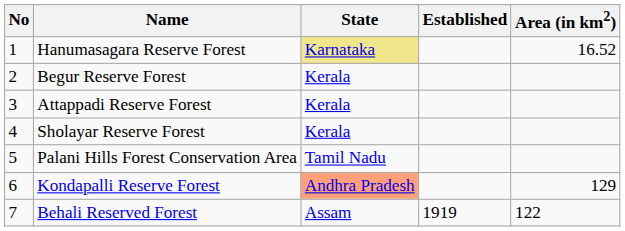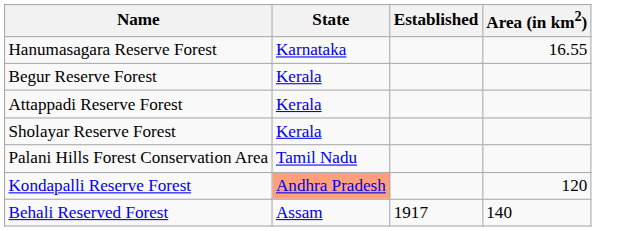- column: (19, 20)
(340, 49) khaki background -> (311, 49) no background
(597, 49) 16.52 -> (568, 49) 16.55
(603, 185) 129 -> (574, 185) 120
(440, 212) 1919 -> (411, 212) 1917
(528, 212) 122 -> (499, 212) 140
